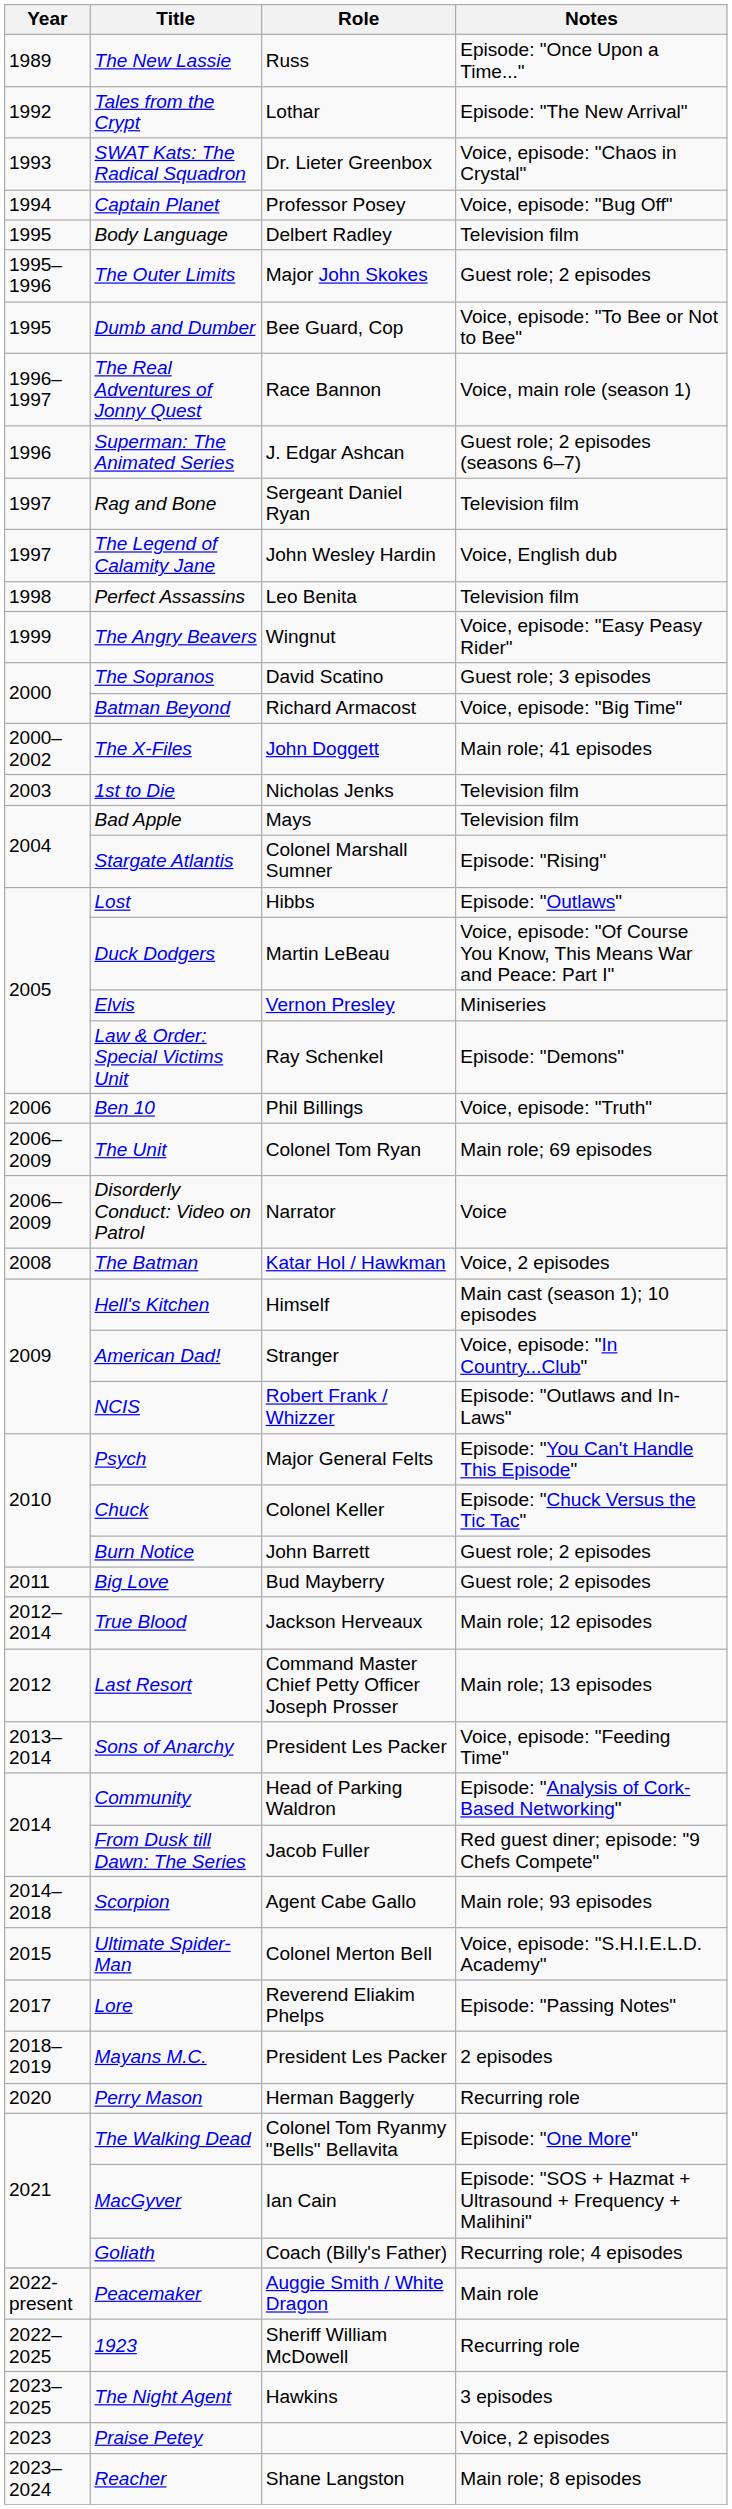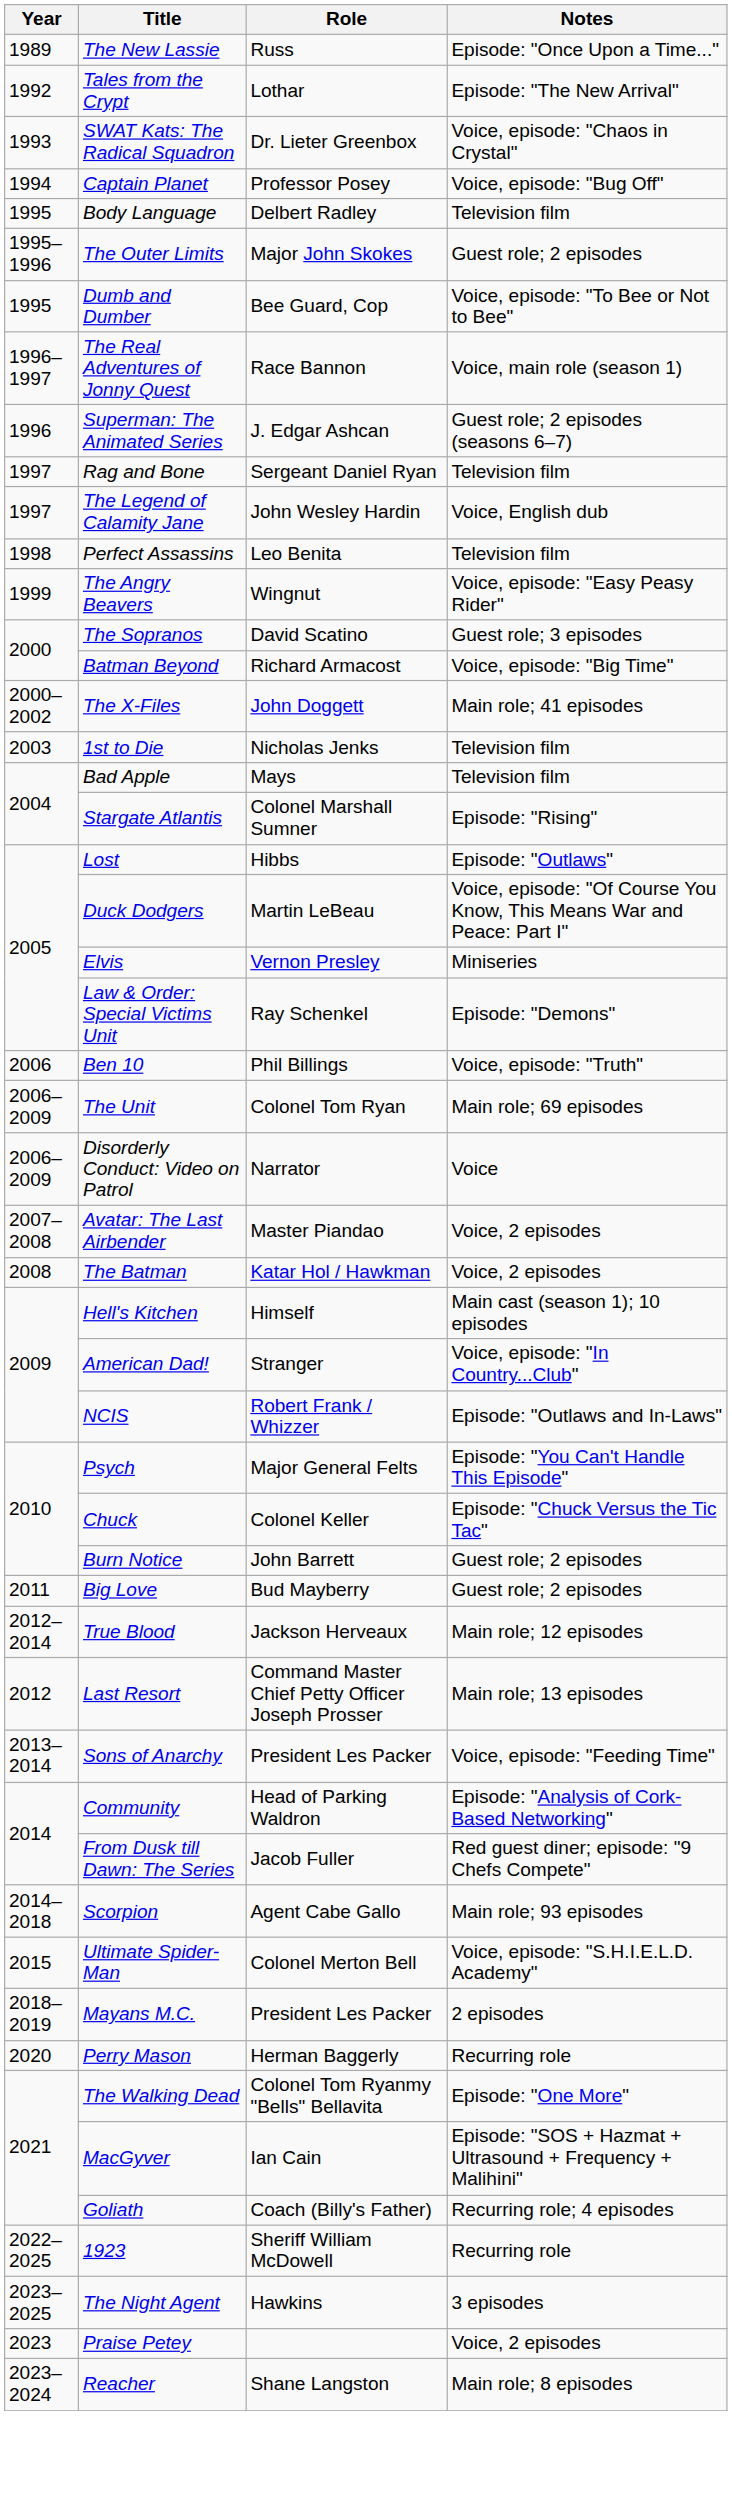+ row: (153, 1231)
- row: (114, 2005)
- row: (148, 2293)
